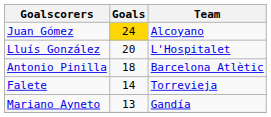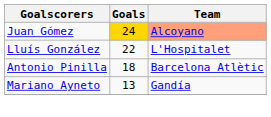(177, 31) no background -> (177, 31) lightsalmon background
(129, 49) 20 -> (129, 49) 22
- row: (27, 85)
